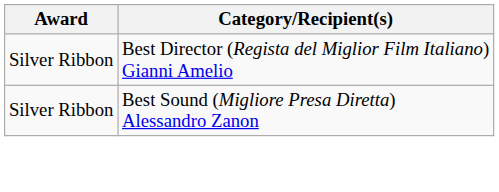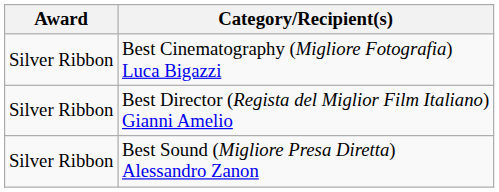+ row: (287, 59)
